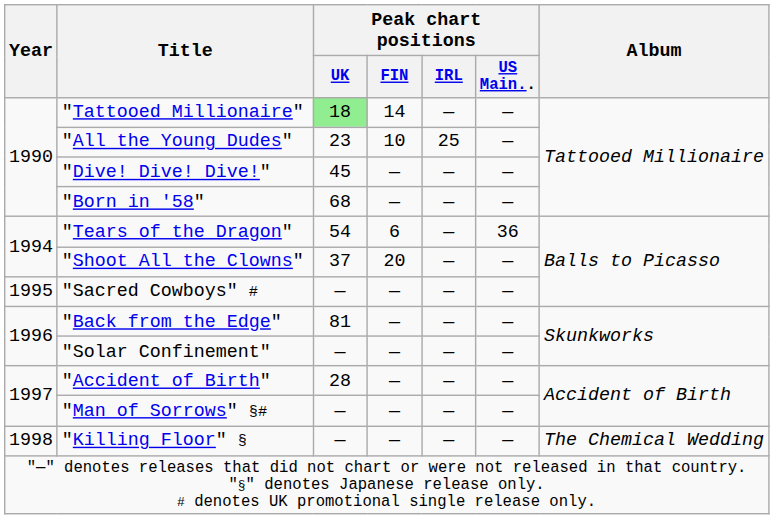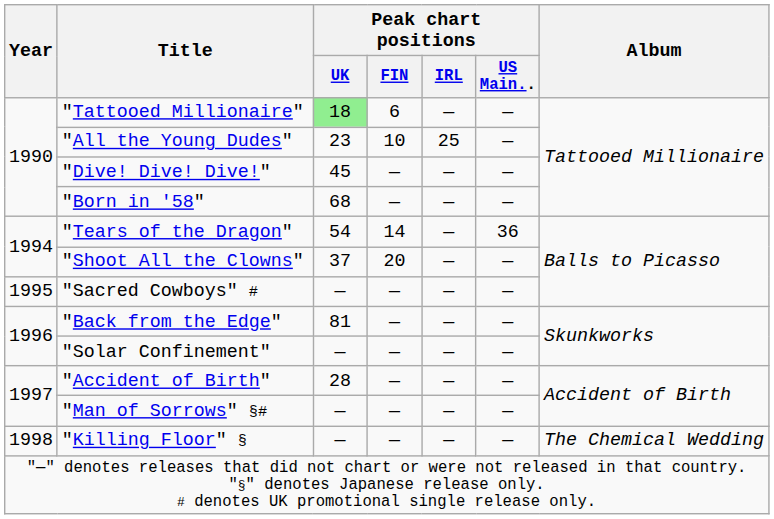(394, 112) 14 -> (394, 112) 6
(394, 232) 6 -> (394, 232) 14
